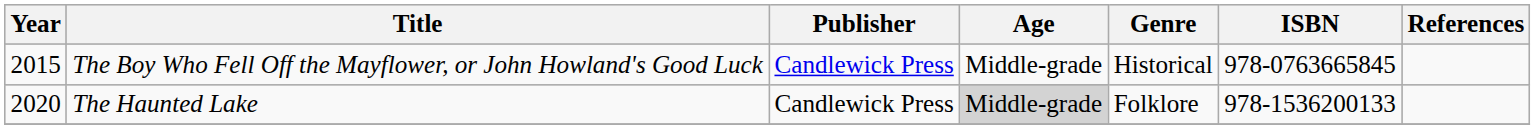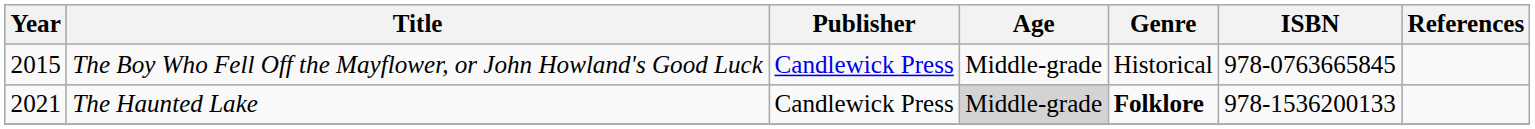(36, 104) 2020 -> (36, 104) 2021
(1156, 104) normal -> (1159, 104) bold
